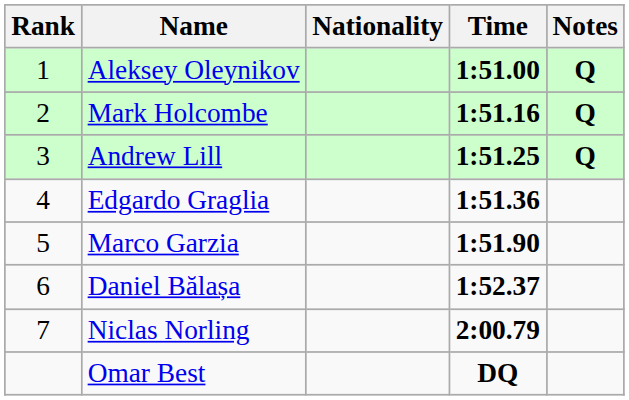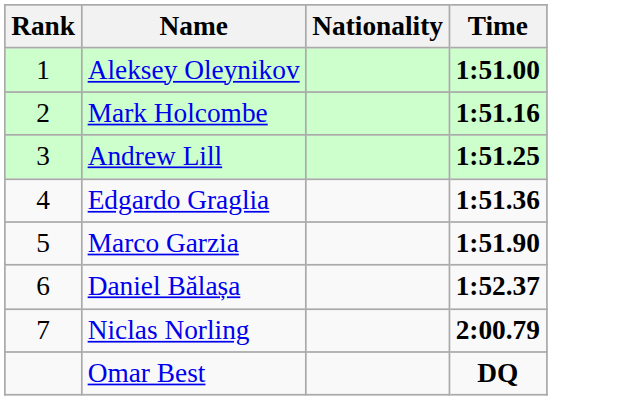- column: (585, 26)
